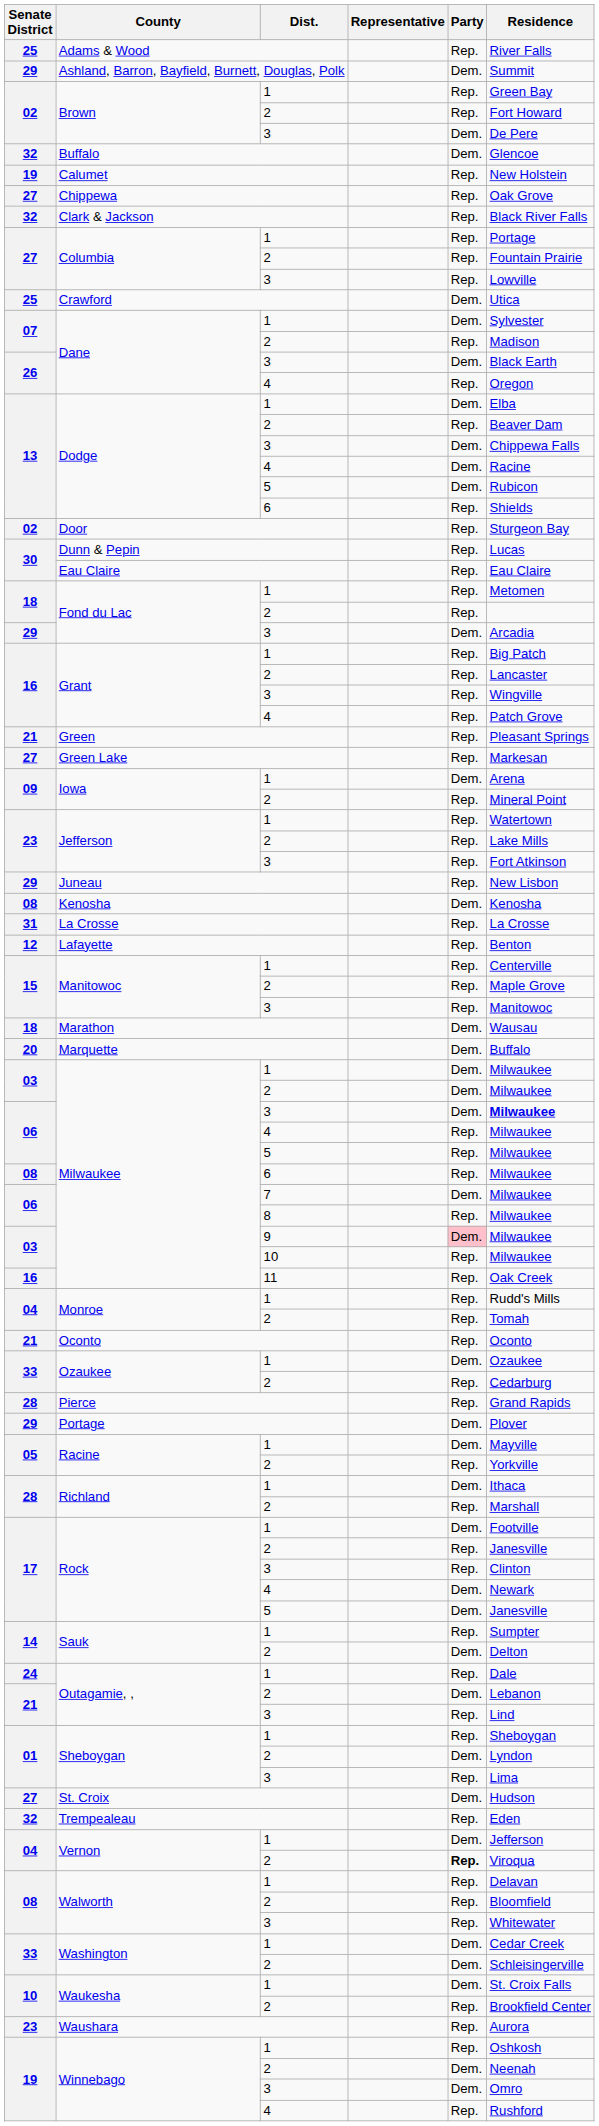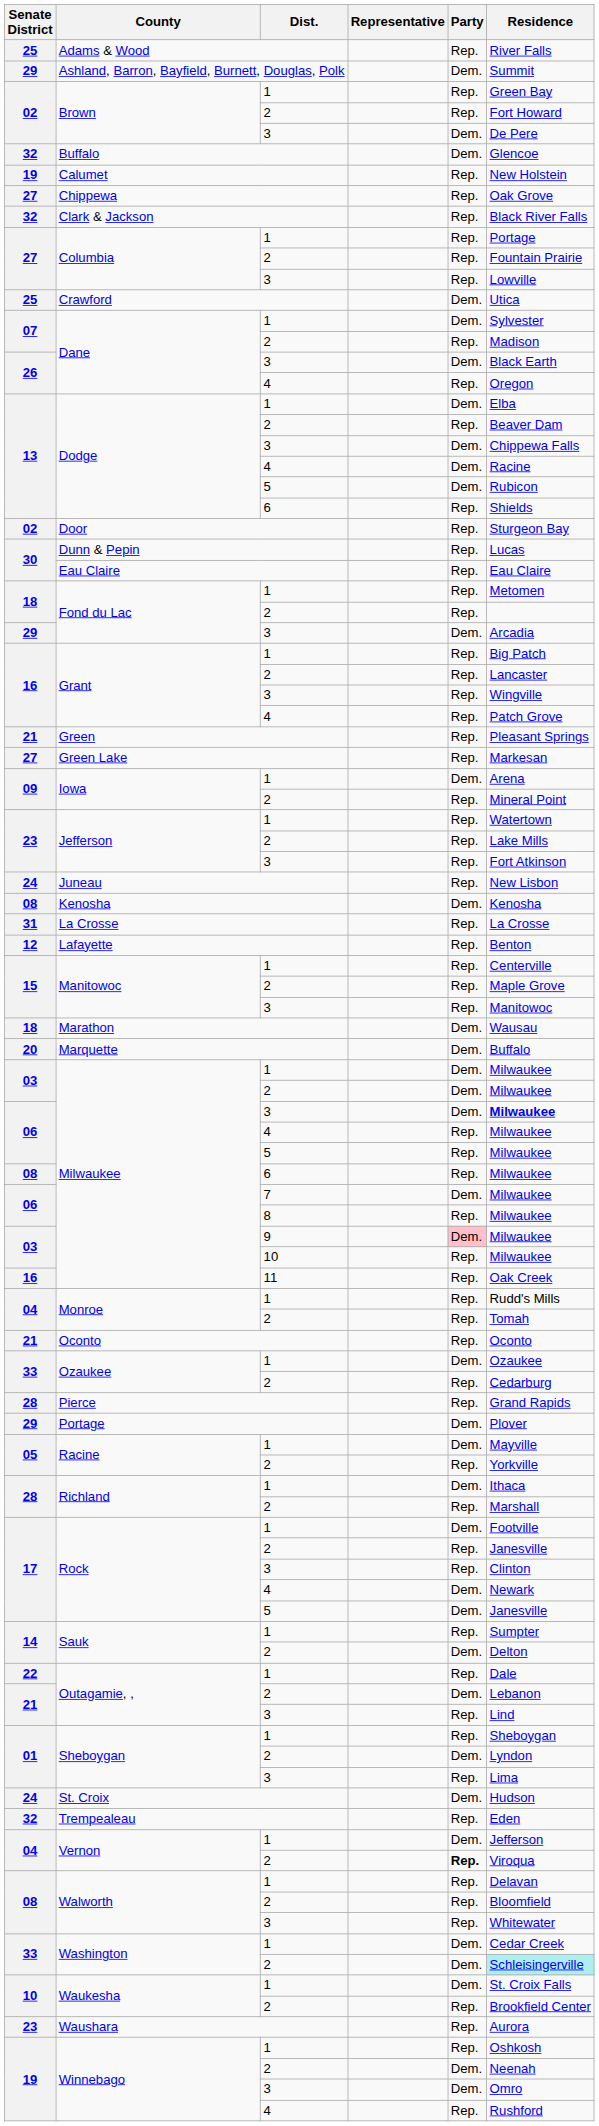(30, 882) 29 -> (30, 882) 24
(30, 1673) 24 -> (30, 1673) 22
(30, 1798) 27 -> (30, 1798) 24
(537, 1964) no background -> (537, 1964) paleturquoise background
